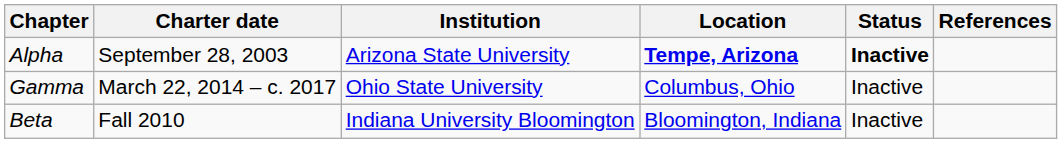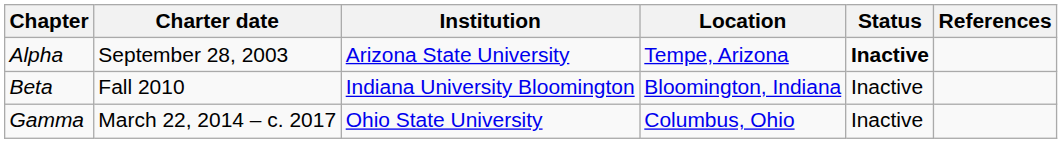(721, 54) bold -> (717, 54) normal
rows swapped: (31, 120) <-> (47, 87)
